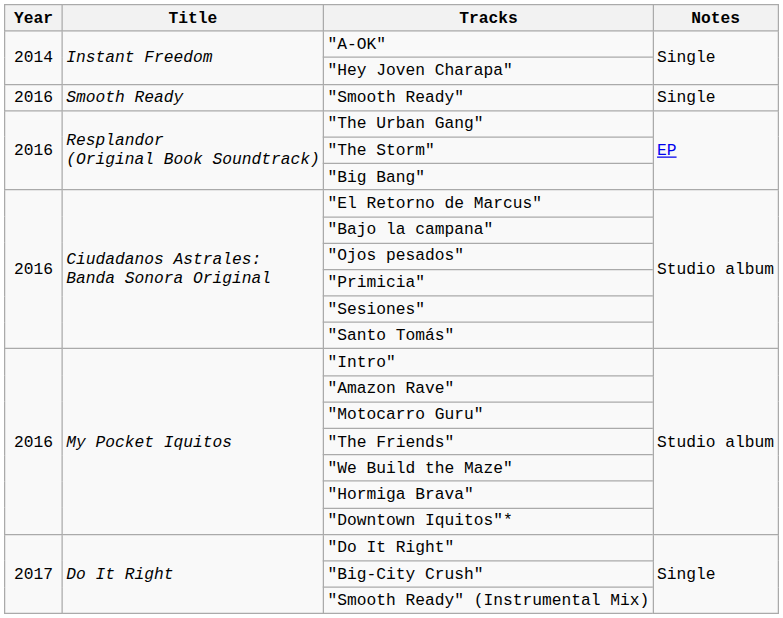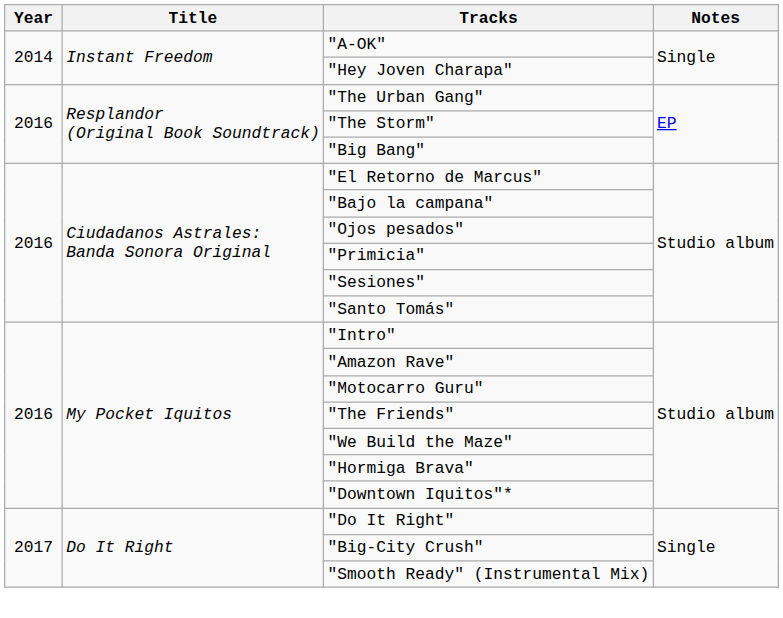- row: (396, 97)
